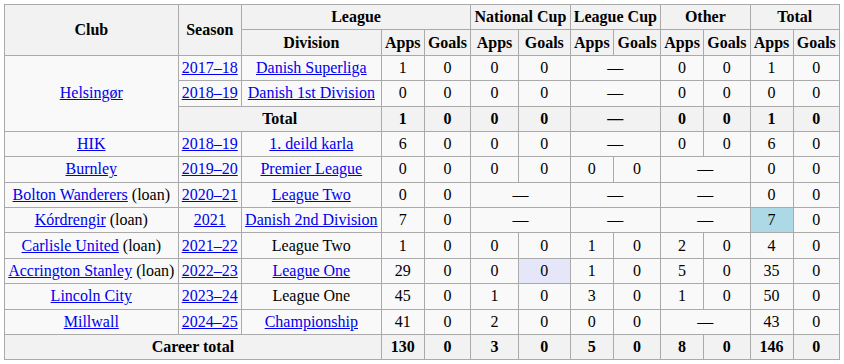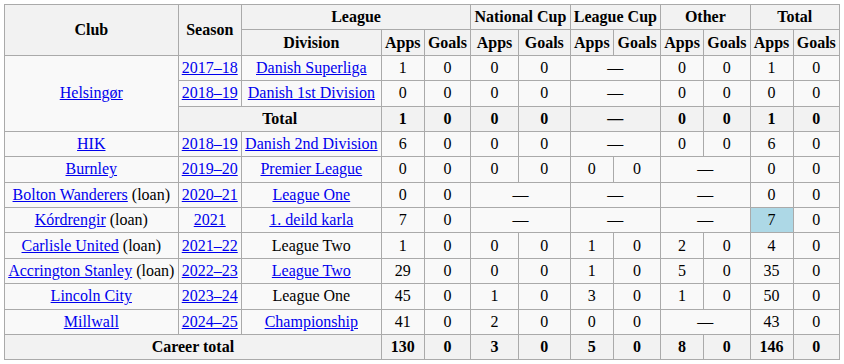(311, 144) 1. deild karla -> (311, 144) Danish 2nd Division
(311, 194) League Two -> (311, 194) League One
(311, 220) Danish 2nd Division -> (311, 220) 1. deild karla
(311, 270) League One -> (311, 270) League Two
(544, 270) lavender background -> (544, 270) no background
